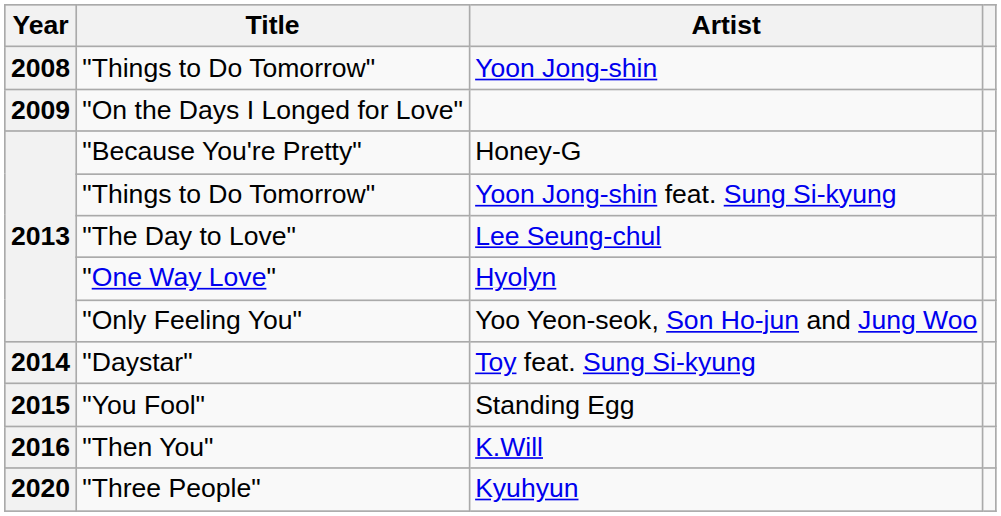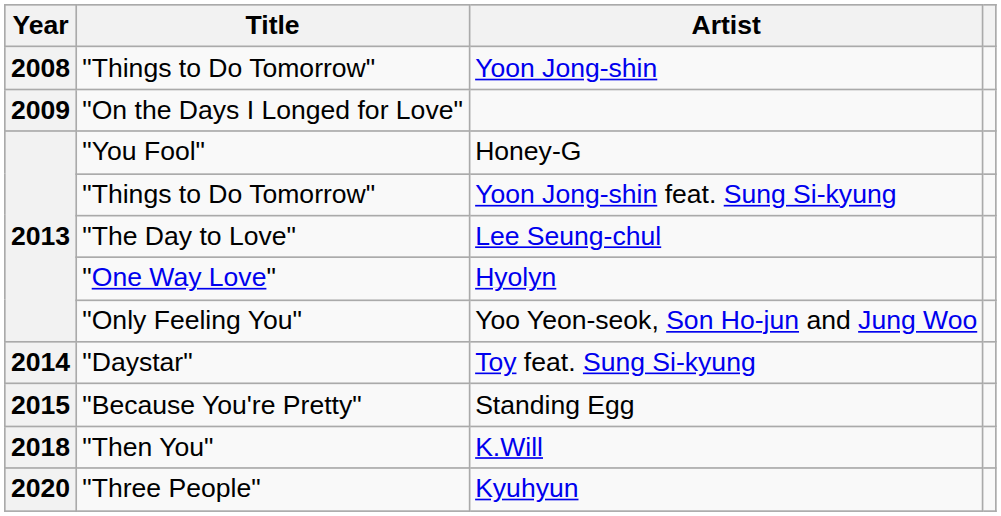(222, 151) "Because You're Pretty" -> (144, 151) "You Fool"
(144, 404) "You Fool" -> (222, 404) "Because You're Pretty"
(40, 446) 2016 -> (40, 446) 2018
